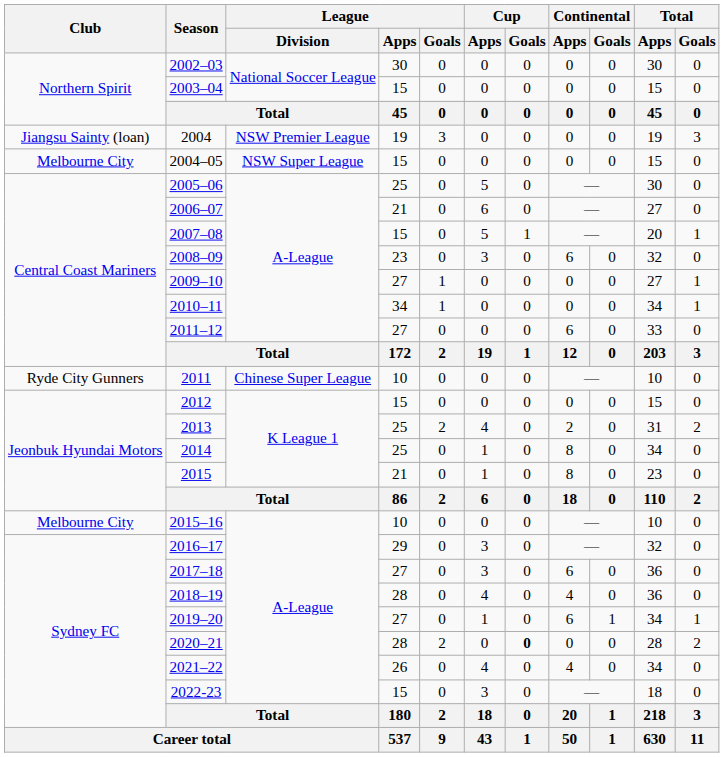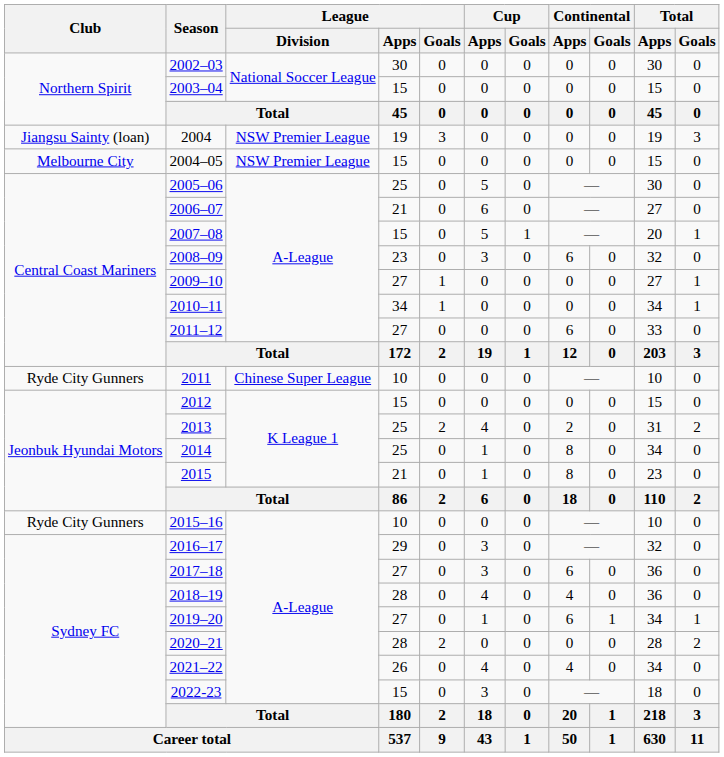(303, 161) NSW Super League -> (303, 161) NSW Premier League
(85, 522) Melbourne City -> (85, 522) Ryde City Gunners
(527, 643) bold -> (527, 643) normal
